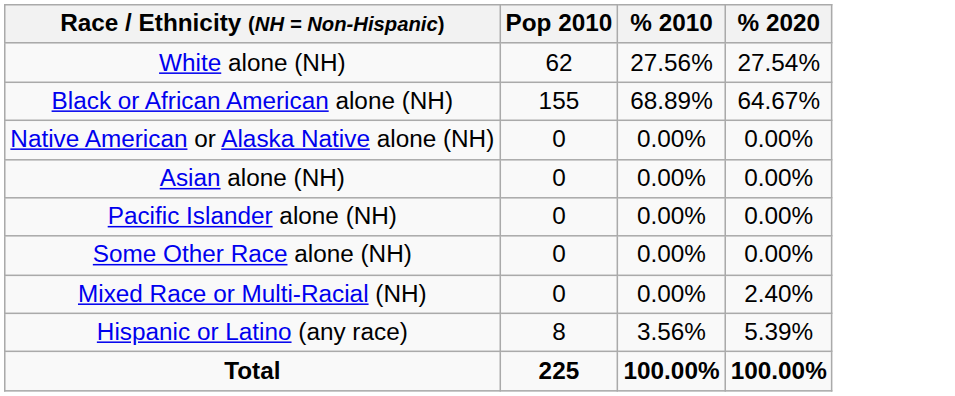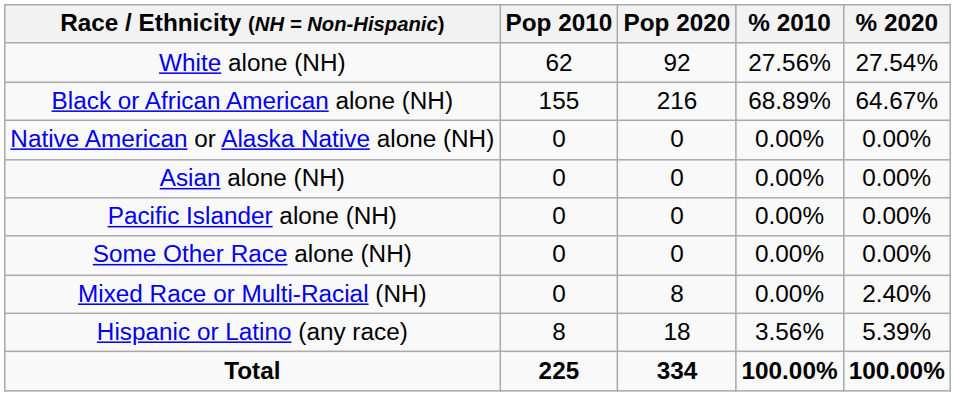+ column: (677, 23)
